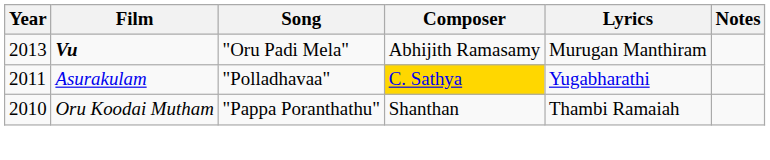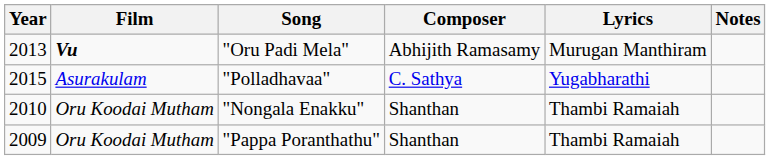(27, 79) 2011 -> (28, 79) 2015
(425, 79) gold background -> (425, 79) no background
+ row: (293, 109)
(28, 109) 2010 -> (28, 139) 2009
